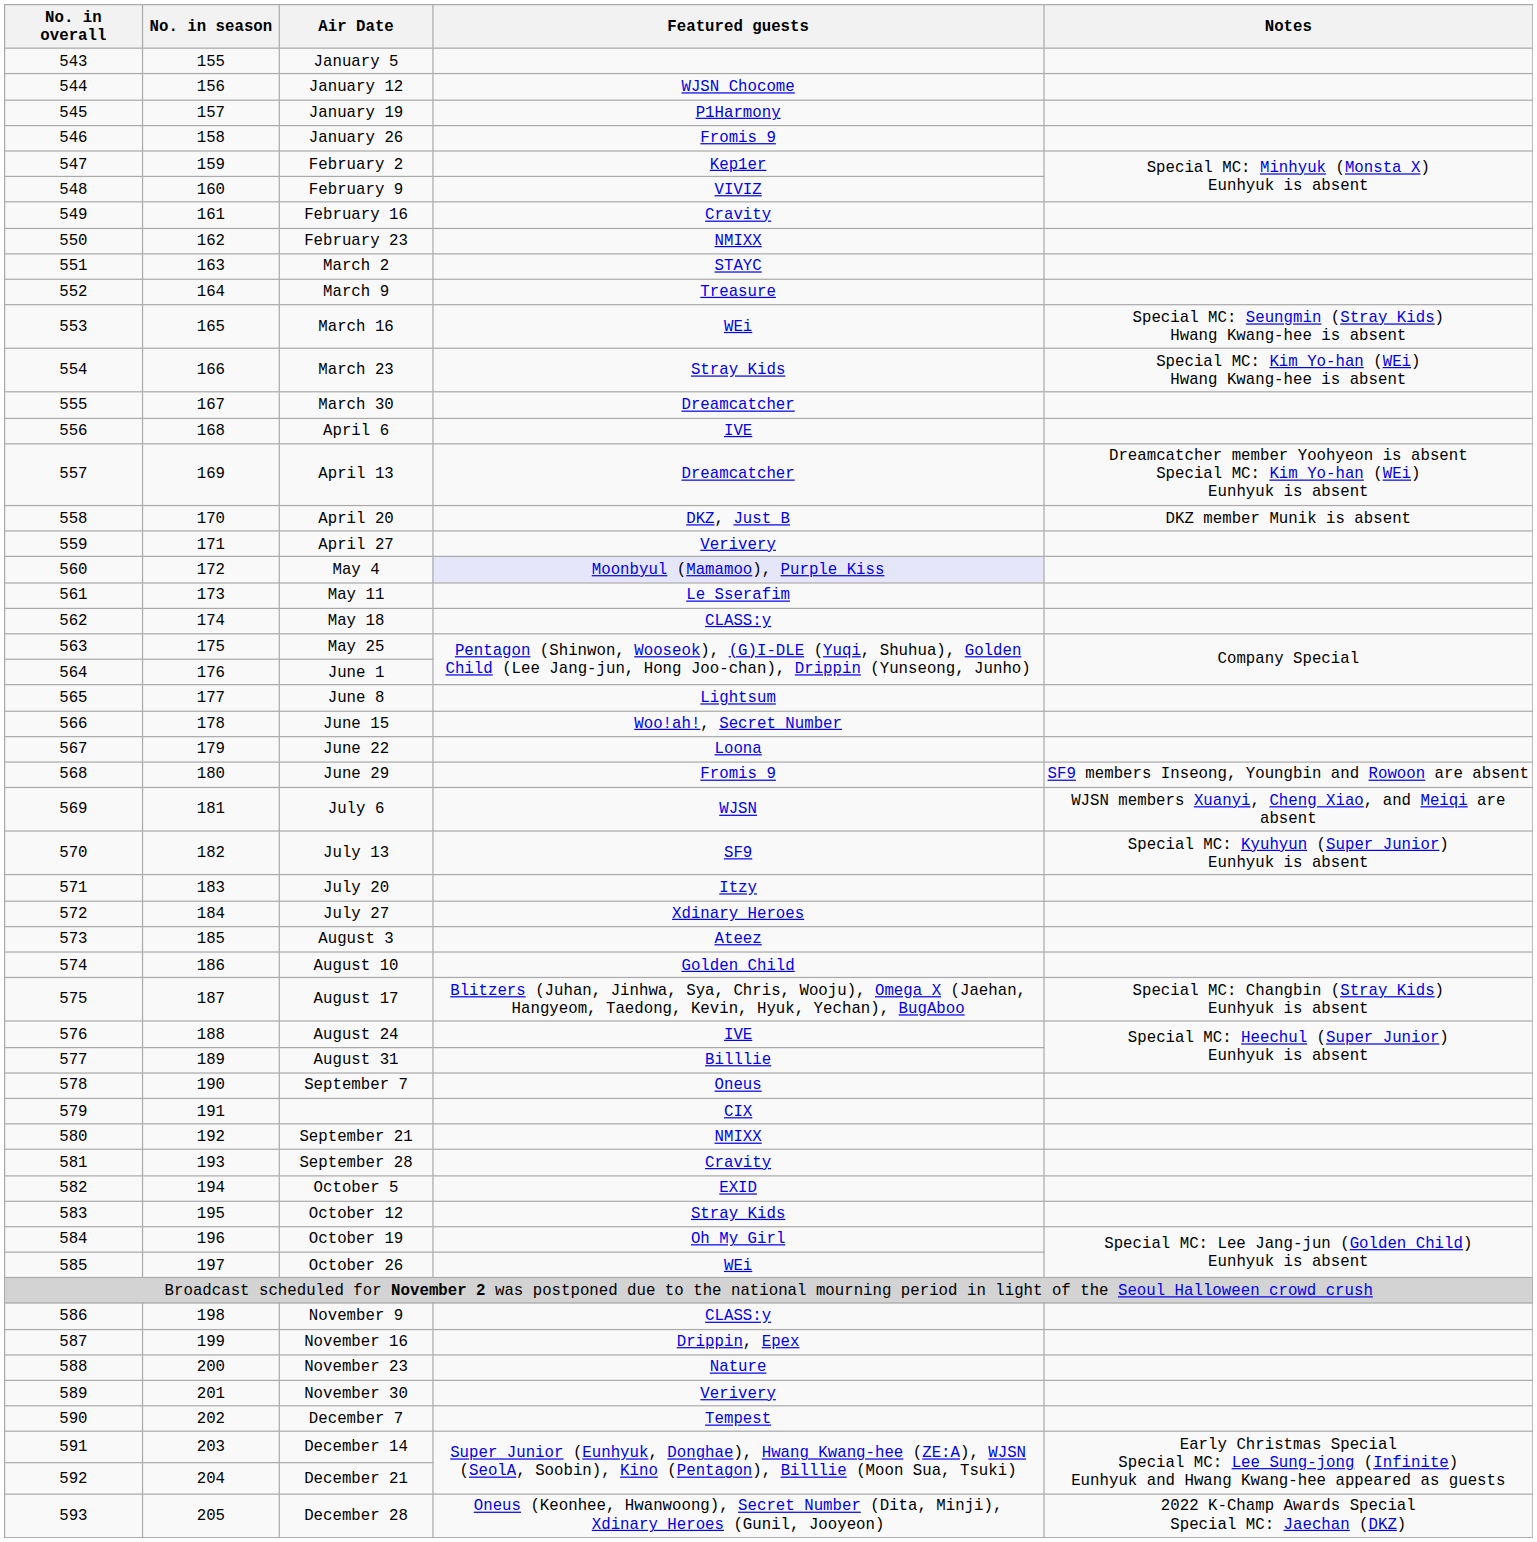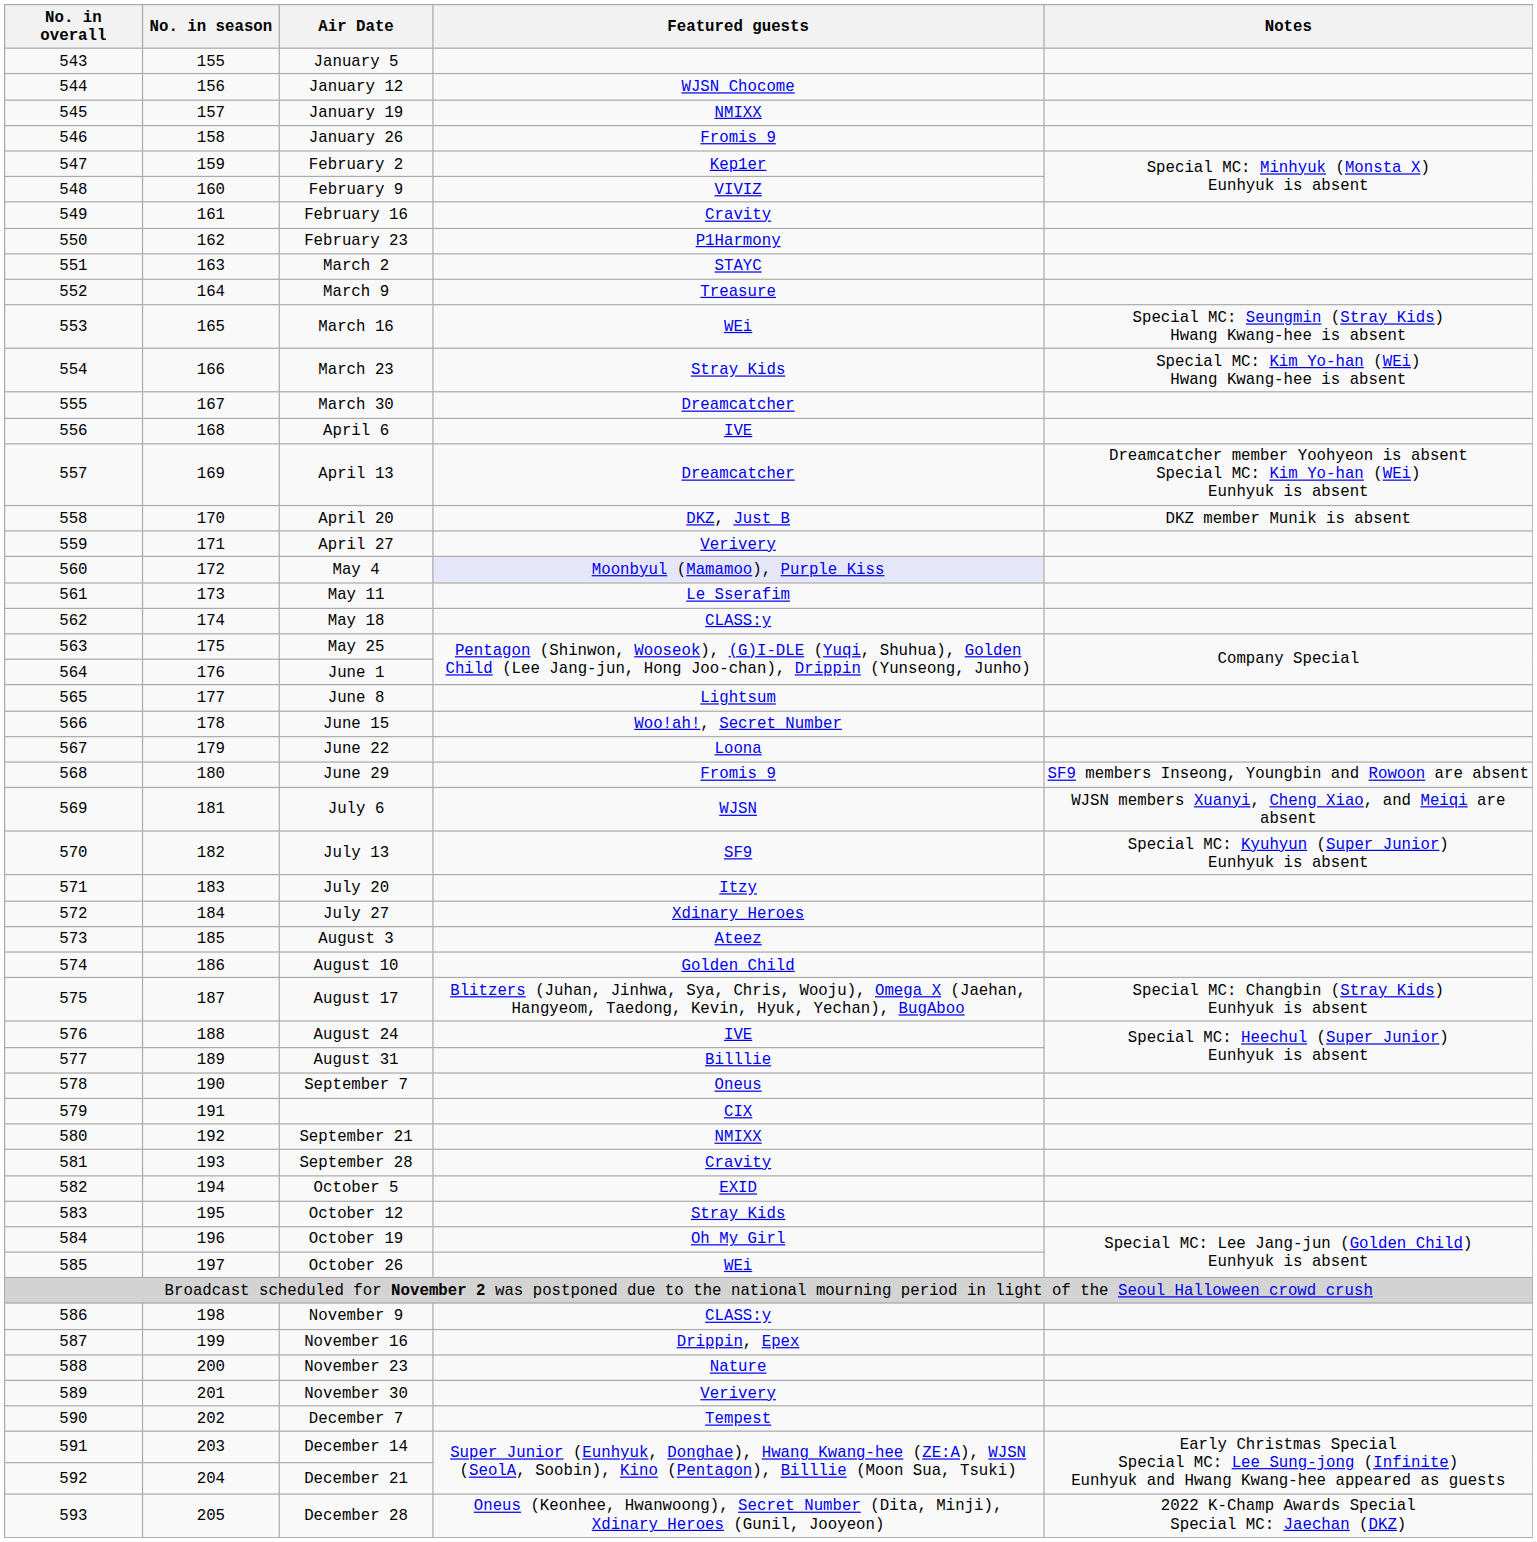(738, 112) P1Harmony -> (738, 112) NMIXX
(738, 241) NMIXX -> (738, 241) P1Harmony
